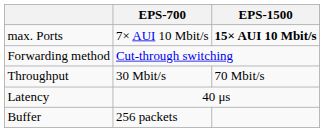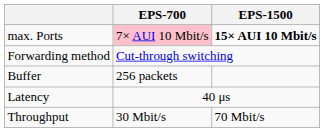(162, 35) no background -> (162, 35) pink background
rows swapped: (38, 76) <-> (24, 117)
